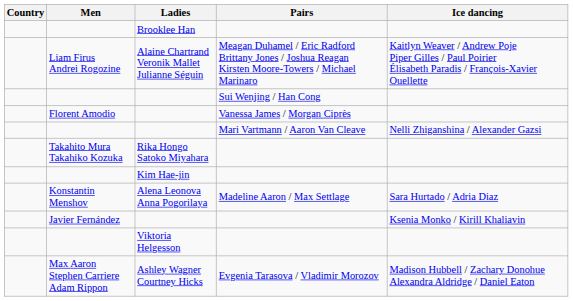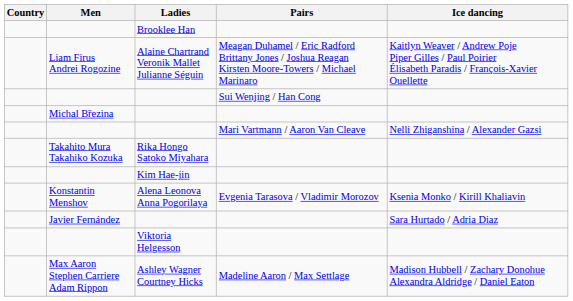+ row: (81, 113)
- row: (82, 113)
(284, 197) Madeline Aaron / Max Settlage -> (299, 197) Evgenia Tarasova / Vladimir Morozov
(444, 197) Sara Hurtado / Adria Diaz -> (457, 197) Ksenia Monko / Kirill Khaliavin
(457, 219) Ksenia Monko / Kirill Khaliavin -> (444, 219) Sara Hurtado / Adria Diaz
(299, 276) Evgenia Tarasova / Vladimir Morozov -> (284, 276) Madeline Aaron / Max Settlage
